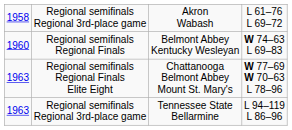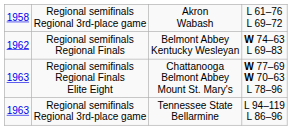(18, 45) 1960 -> (18, 45) 1962
